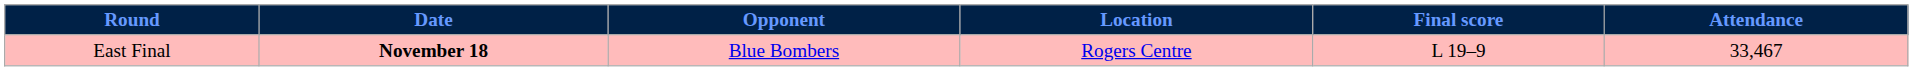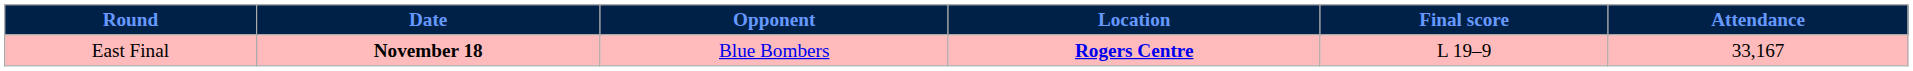(1136, 50) normal -> (1134, 50) bold
(1756, 50) 33,467 -> (1758, 50) 33,167
